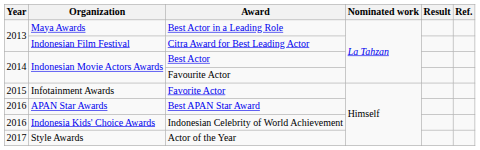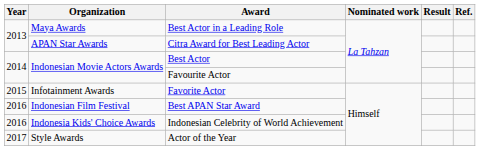(80, 43) Indonesian Film Festival -> (69, 43) APAN Star Awards
(69, 106) APAN Star Awards -> (80, 106) Indonesian Film Festival
